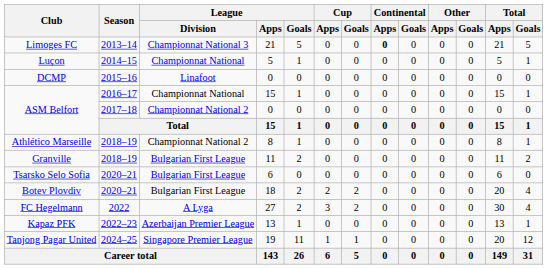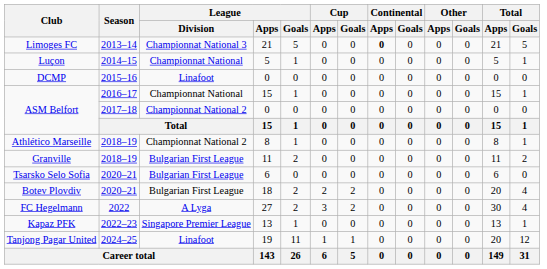(198, 223) Azerbaijan Premier League -> (196, 223) Singapore Premier League
(198, 239) Singapore Premier League -> (196, 239) Linafoot
